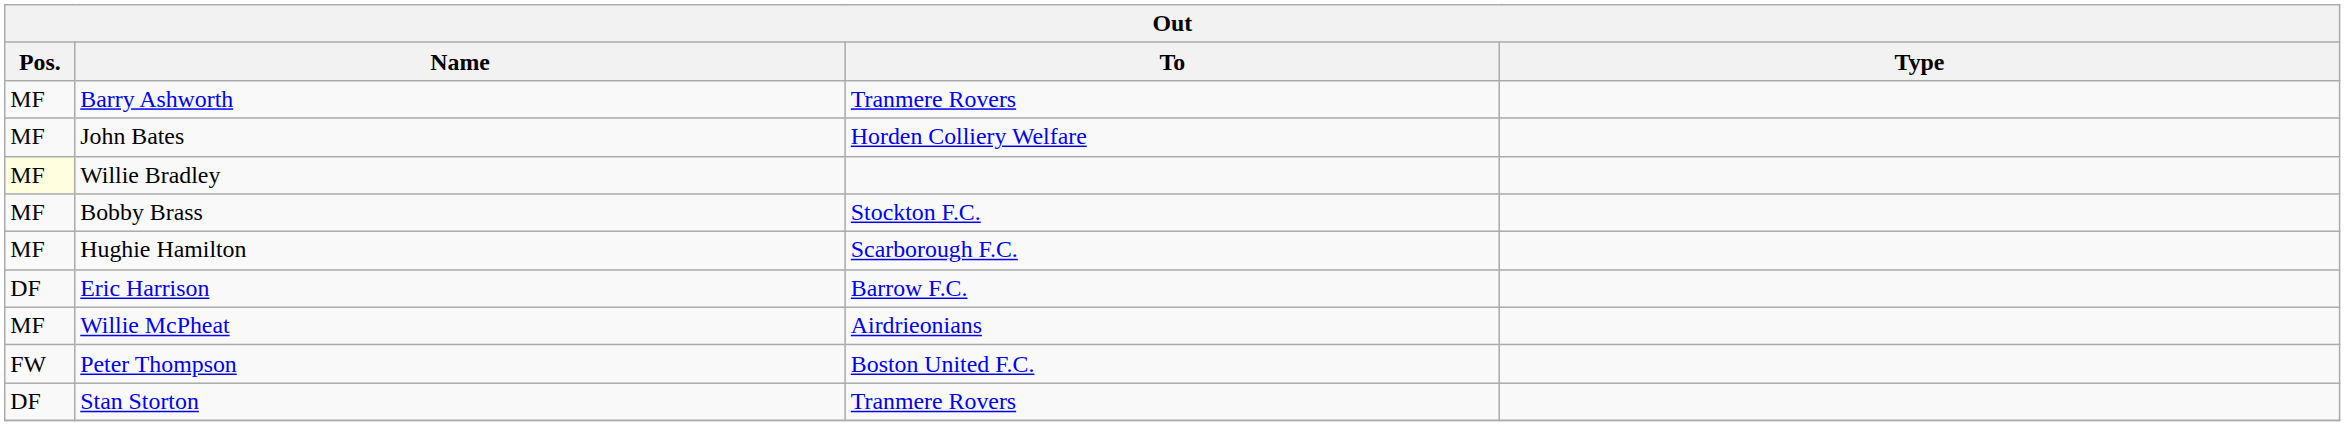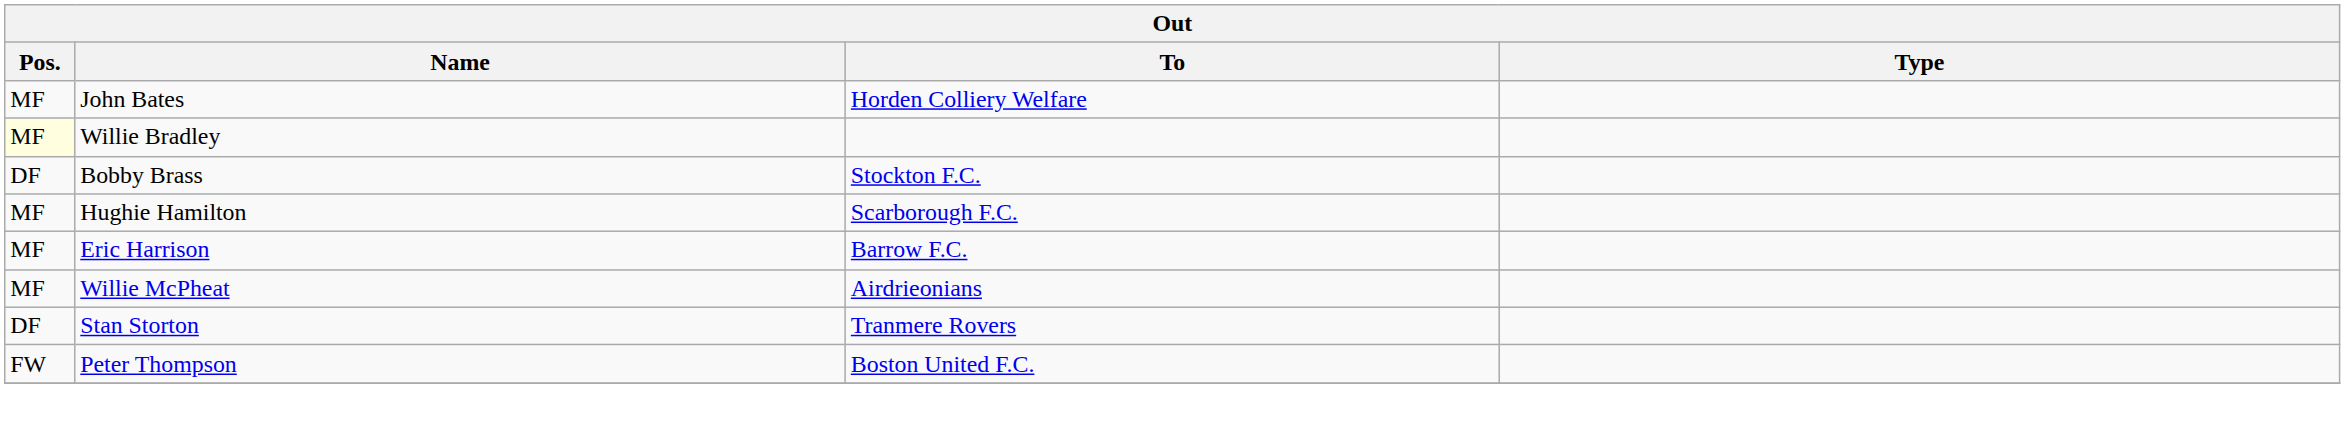- row: (157, 99)
(27, 212) MF -> (25, 174) DF
(25, 288) DF -> (27, 250) MF
rows swapped: (140, 401) <-> (159, 363)
